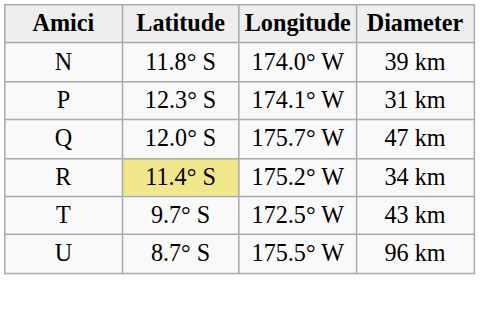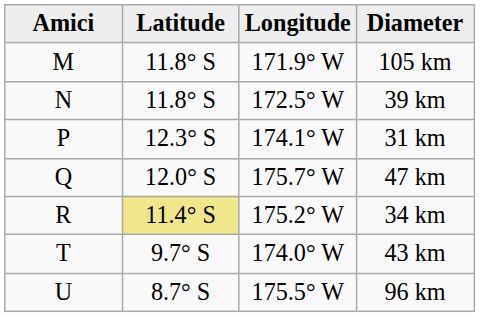+ row: (415, 61)
(298, 61) 174.0° W -> (298, 100) 172.5° W
(298, 215) 172.5° W -> (298, 253) 174.0° W
